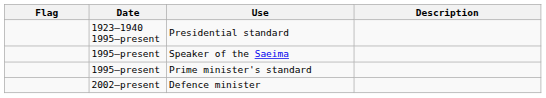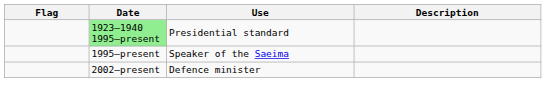(126, 33) no background -> (126, 33) lightgreen background
- row: (240, 69)
